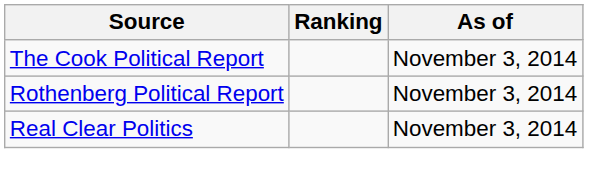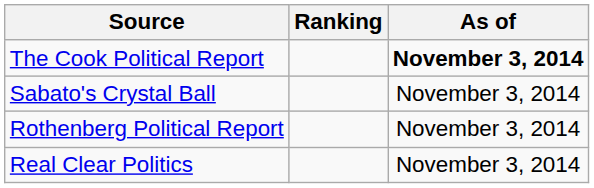(485, 57) normal -> (488, 57) bold
+ row: (113, 93)
